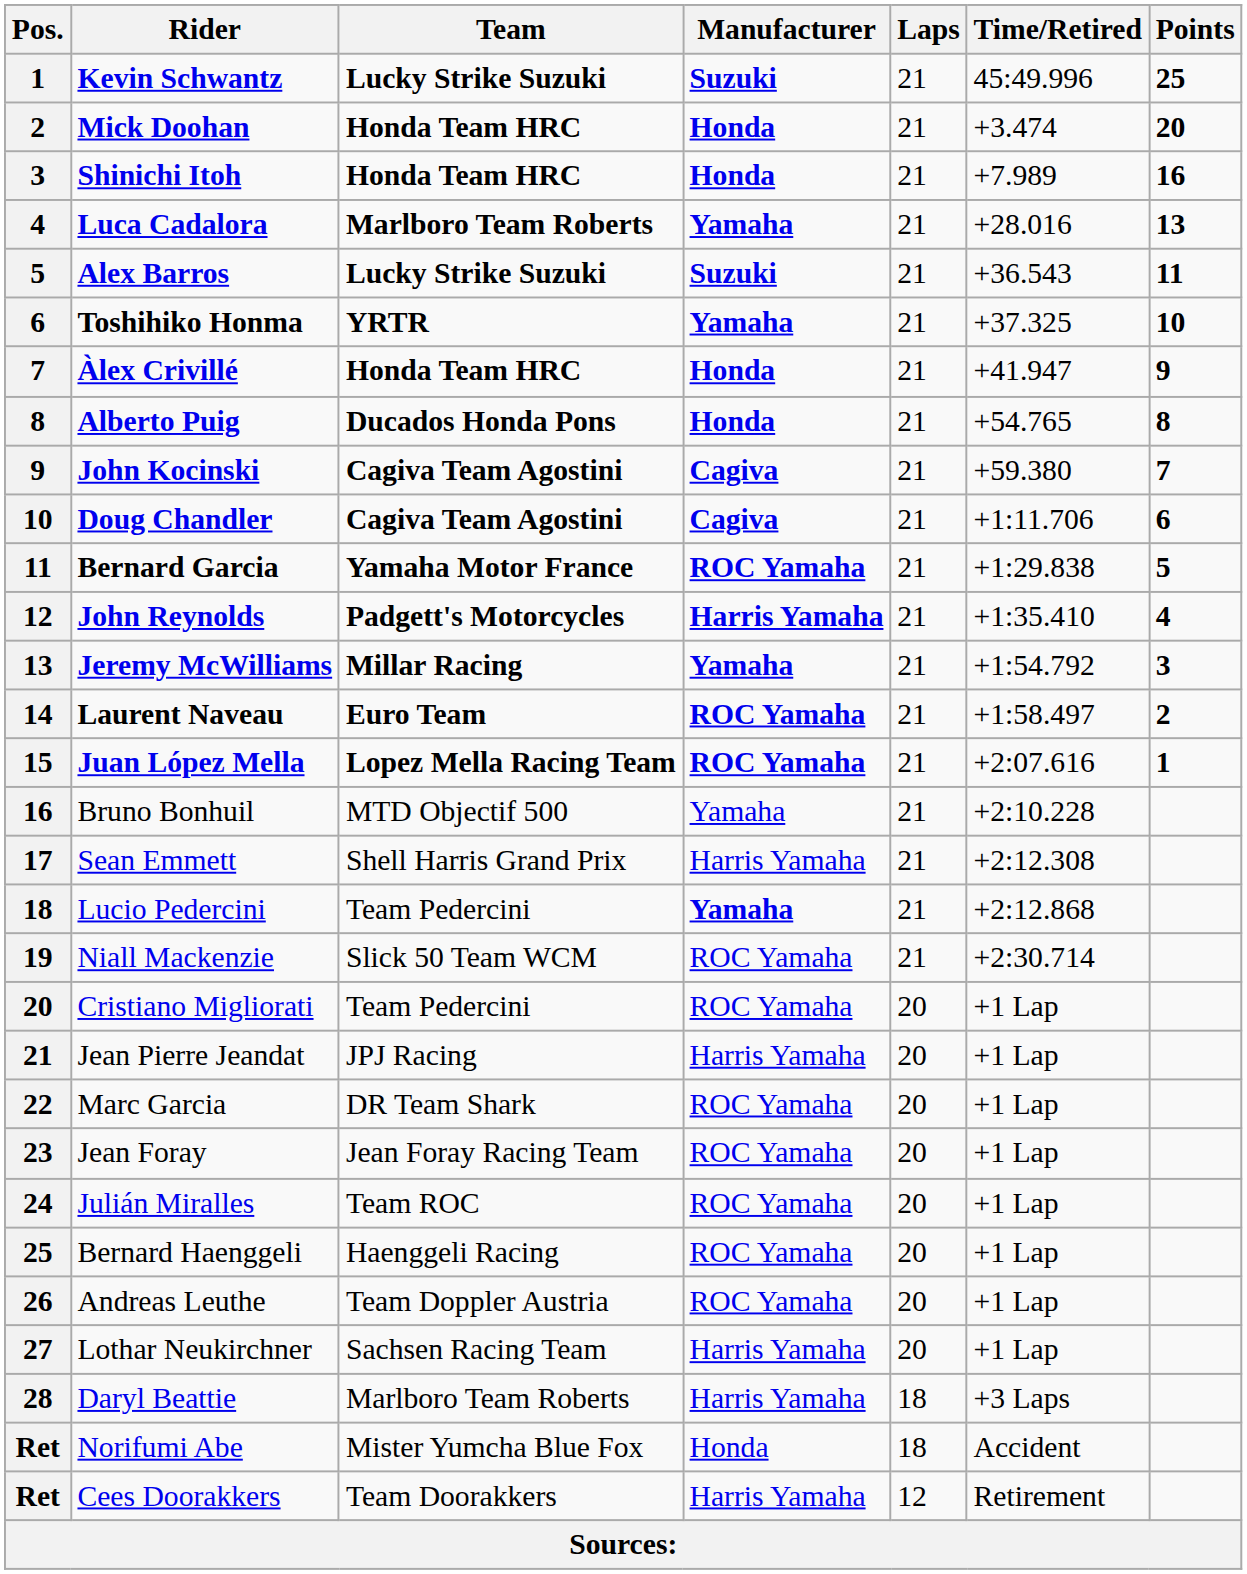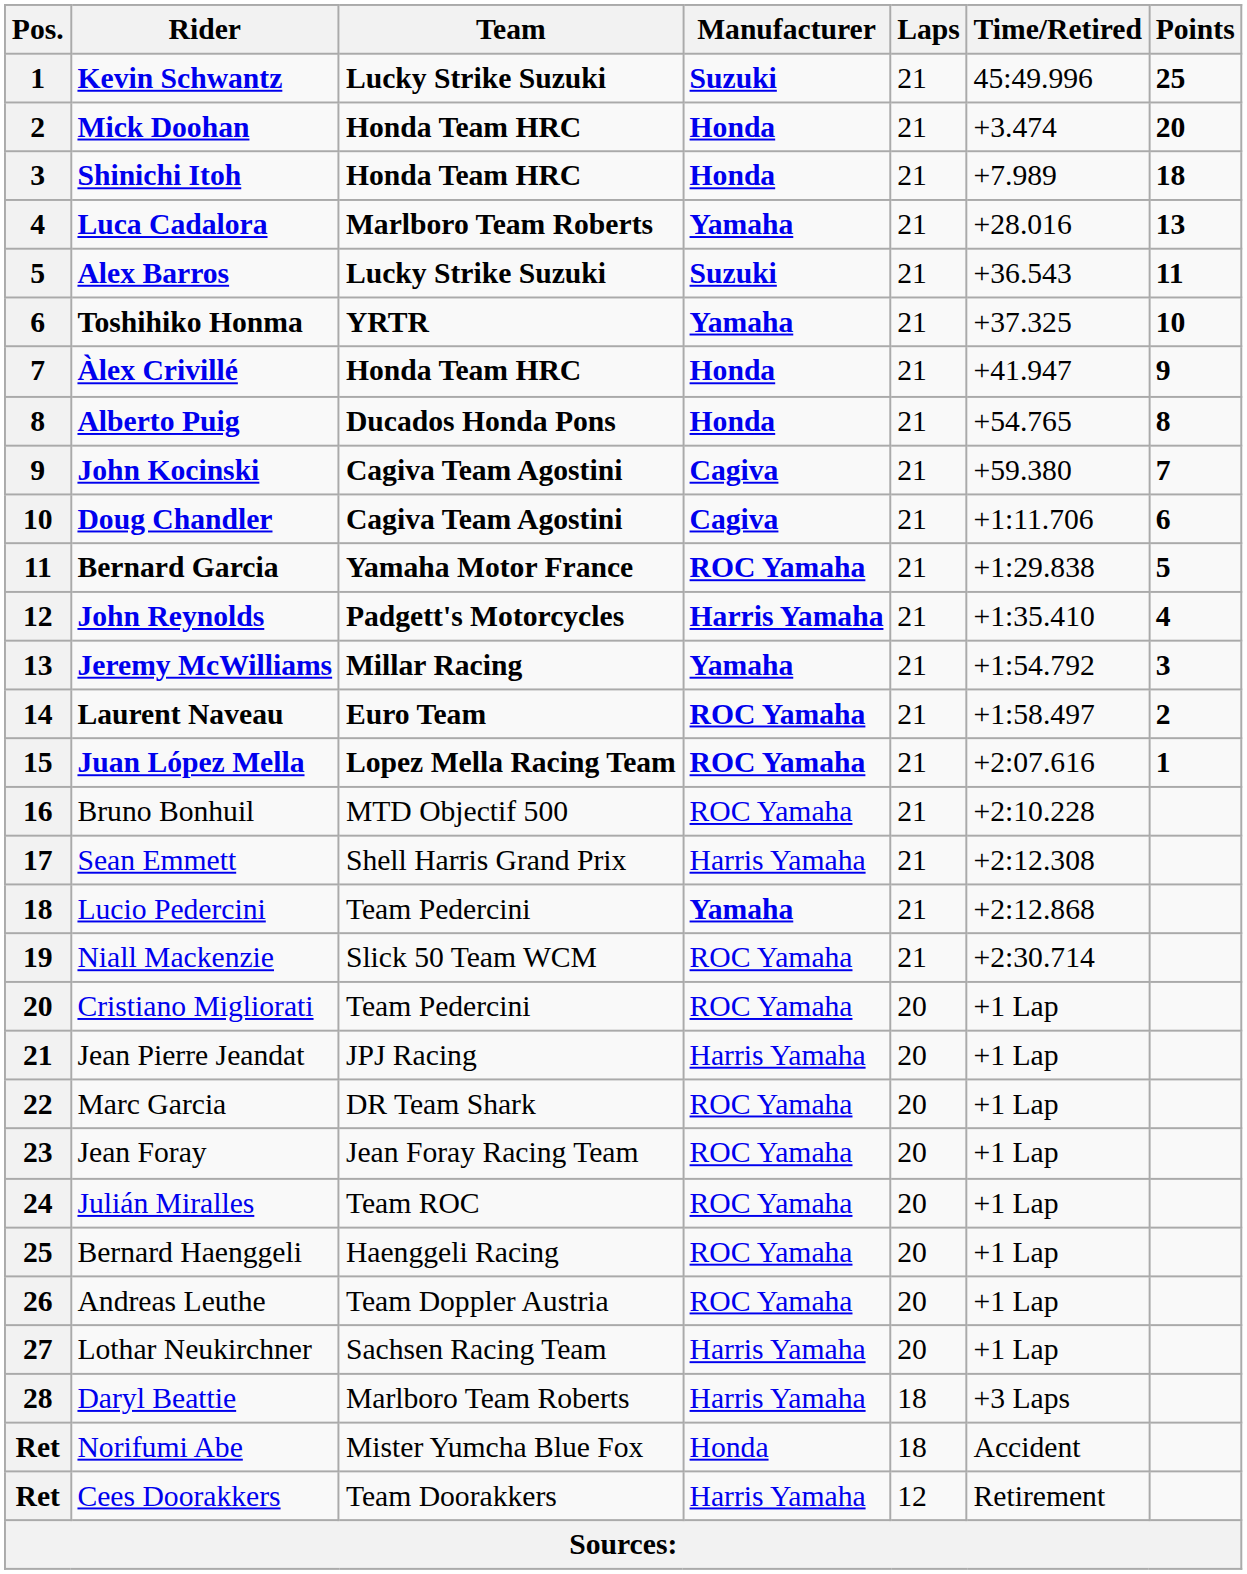(1170, 175) 16 -> (1170, 175) 18
(737, 811) Yamaha -> (771, 811) ROC Yamaha
